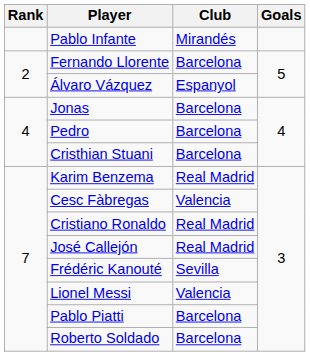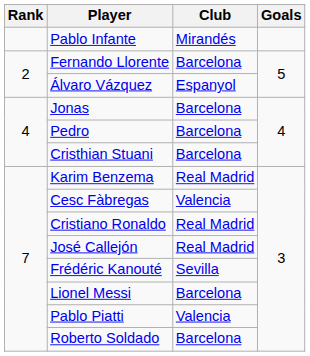(203, 293) Valencia -> (209, 293) Barcelona
(209, 316) Barcelona -> (203, 316) Valencia
